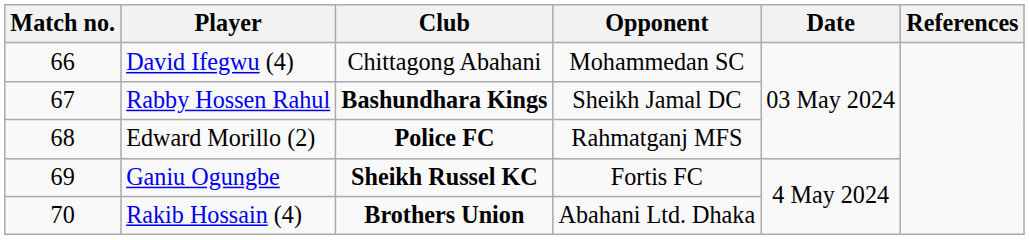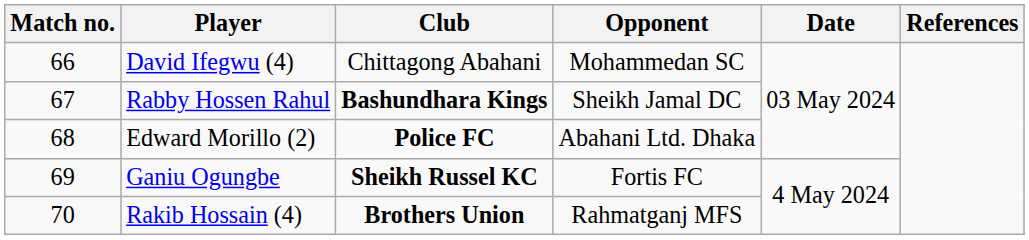(657, 138) Rahmatganj MFS -> (657, 138) Abahani Ltd. Dhaka
(657, 215) Abahani Ltd. Dhaka -> (657, 215) Rahmatganj MFS
